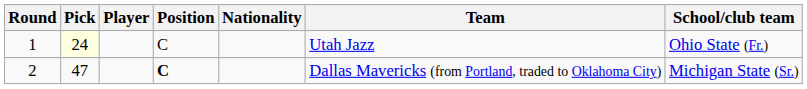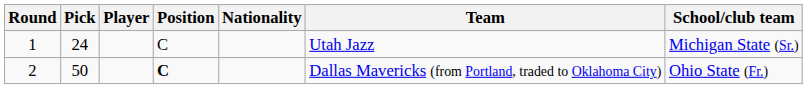(80, 44) lightyellow background -> (80, 44) no background
(719, 44) Ohio State (Fr.) -> (734, 44) Michigan State (Sr.)
(80, 70) 47 -> (80, 70) 50
(734, 70) Michigan State (Sr.) -> (719, 70) Ohio State (Fr.)
